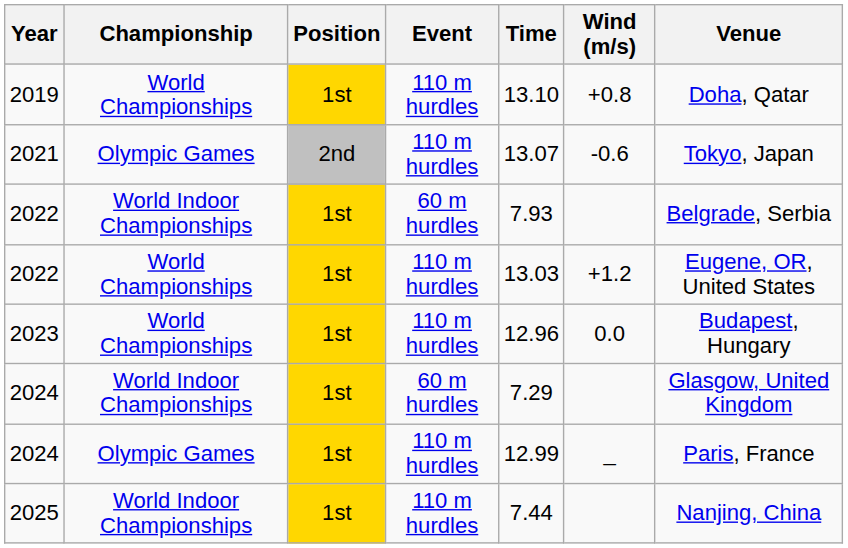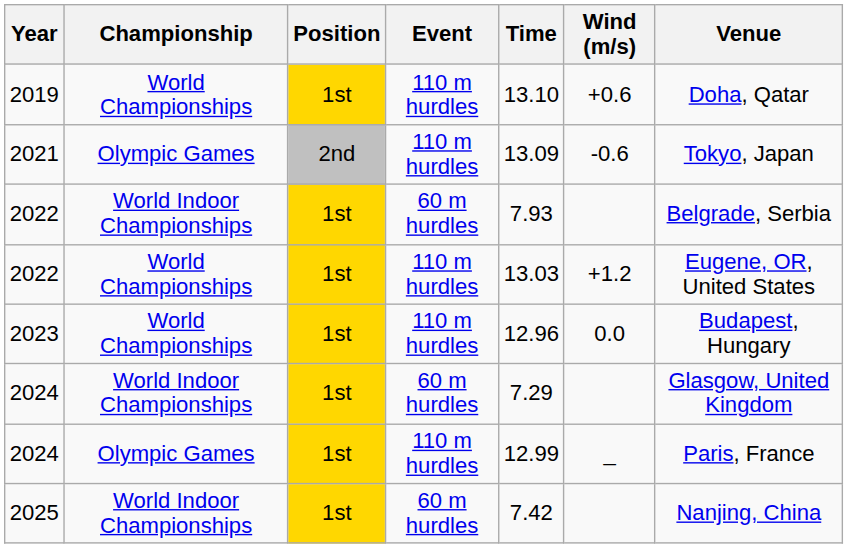(610, 94) +0.8 -> (610, 94) +0.6
(531, 154) 13.07 -> (531, 154) 13.09
(442, 513) 110 m hurdles -> (442, 513) 60 m hurdles
(531, 513) 7.44 -> (531, 513) 7.42
